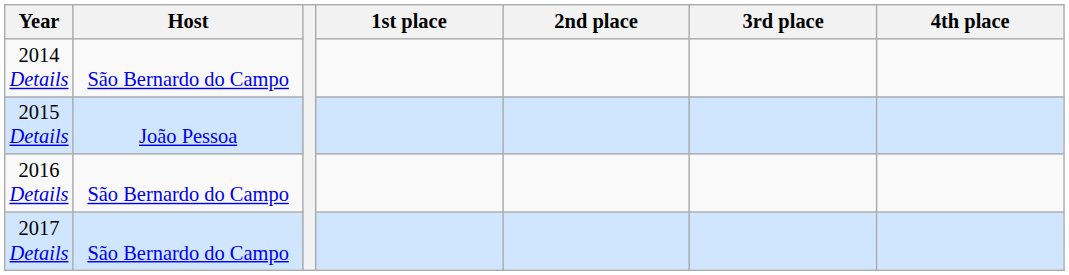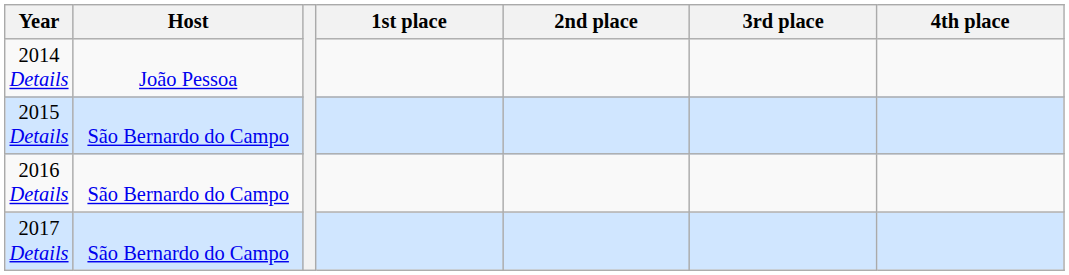(188, 79) São Bernardo do Campo -> (188, 79) João Pessoa
(188, 137) João Pessoa -> (188, 137) São Bernardo do Campo
